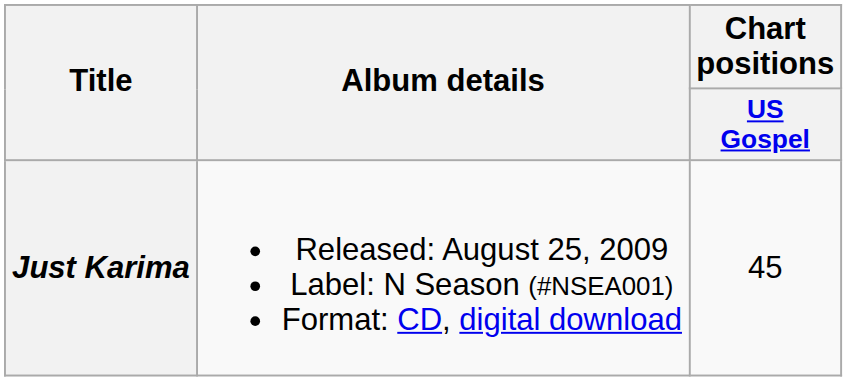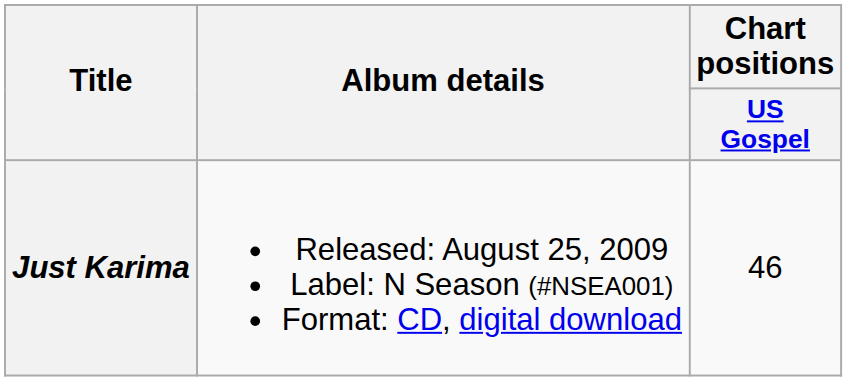(765, 267) 45 -> (765, 267) 46
